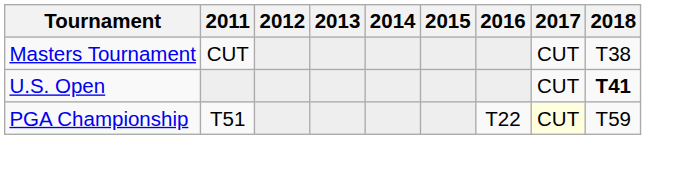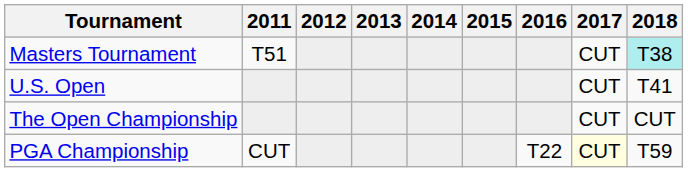(228, 54) CUT -> (269, 54) T51
(613, 54) no background -> (655, 54) paleturquoise background
(613, 86) bold -> (655, 86) normal
+ row: (123, 119)
(228, 119) T51 -> (269, 151) CUT
